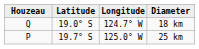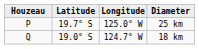rows swapped: (171, 37) <-> (171, 24)
